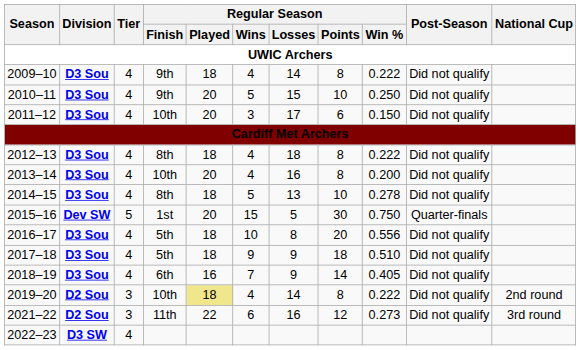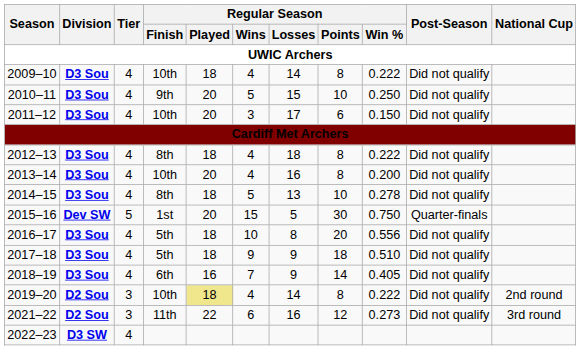(165, 74) 9th -> (165, 74) 10th
